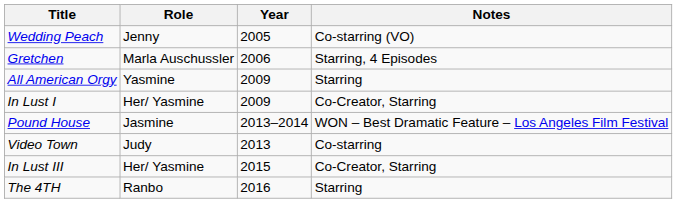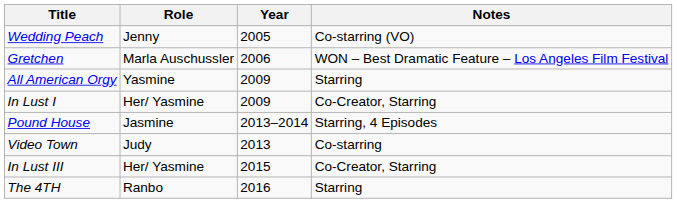(376, 58) Starring, 4 Episodes -> (491, 58) WON – Best Dramatic Feature – Los Angeles Film Festival
(491, 123) WON – Best Dramatic Feature – Los Angeles Film Festival -> (376, 123) Starring, 4 Episodes
